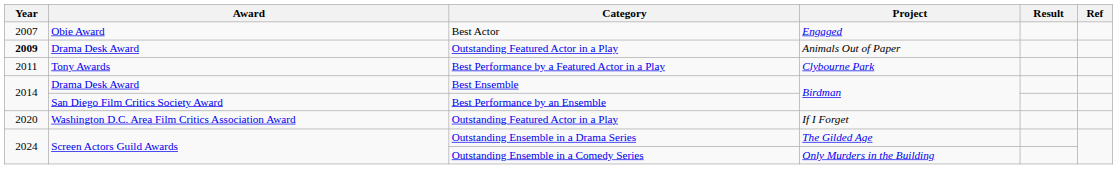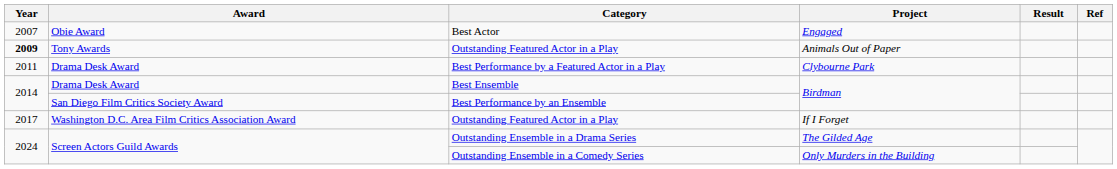(95, 48) Drama Desk Award -> (81, 48) Tony Awards
(81, 66) Tony Awards -> (95, 66) Drama Desk Award
(26, 119) 2020 -> (26, 119) 2017
